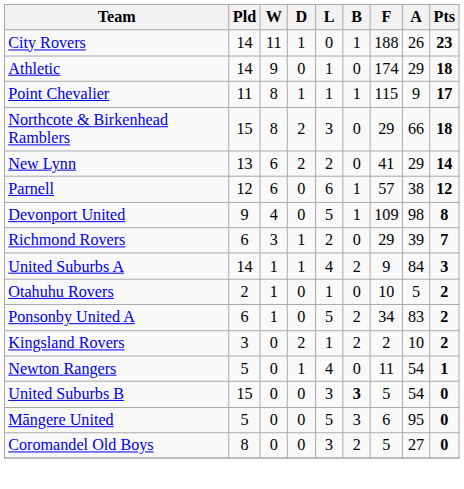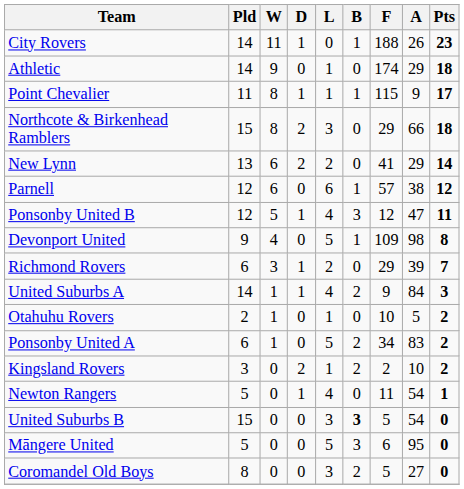+ row: (72, 214)
